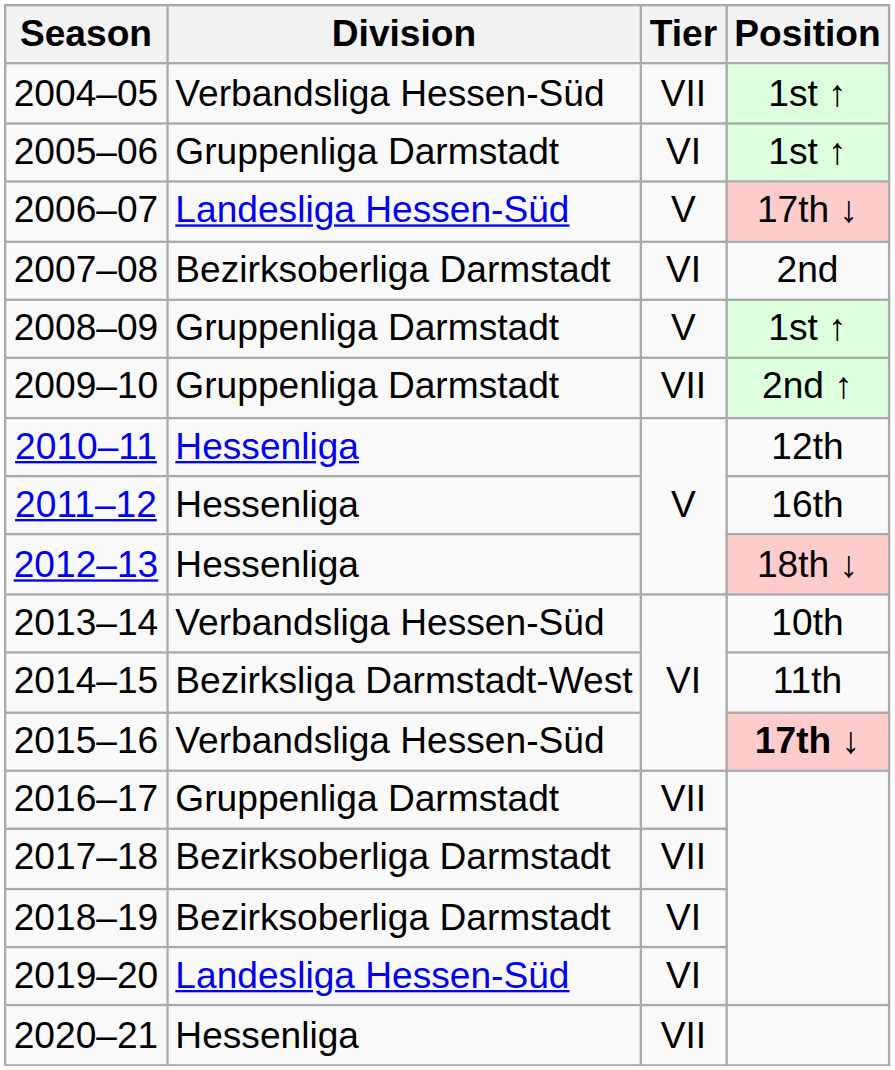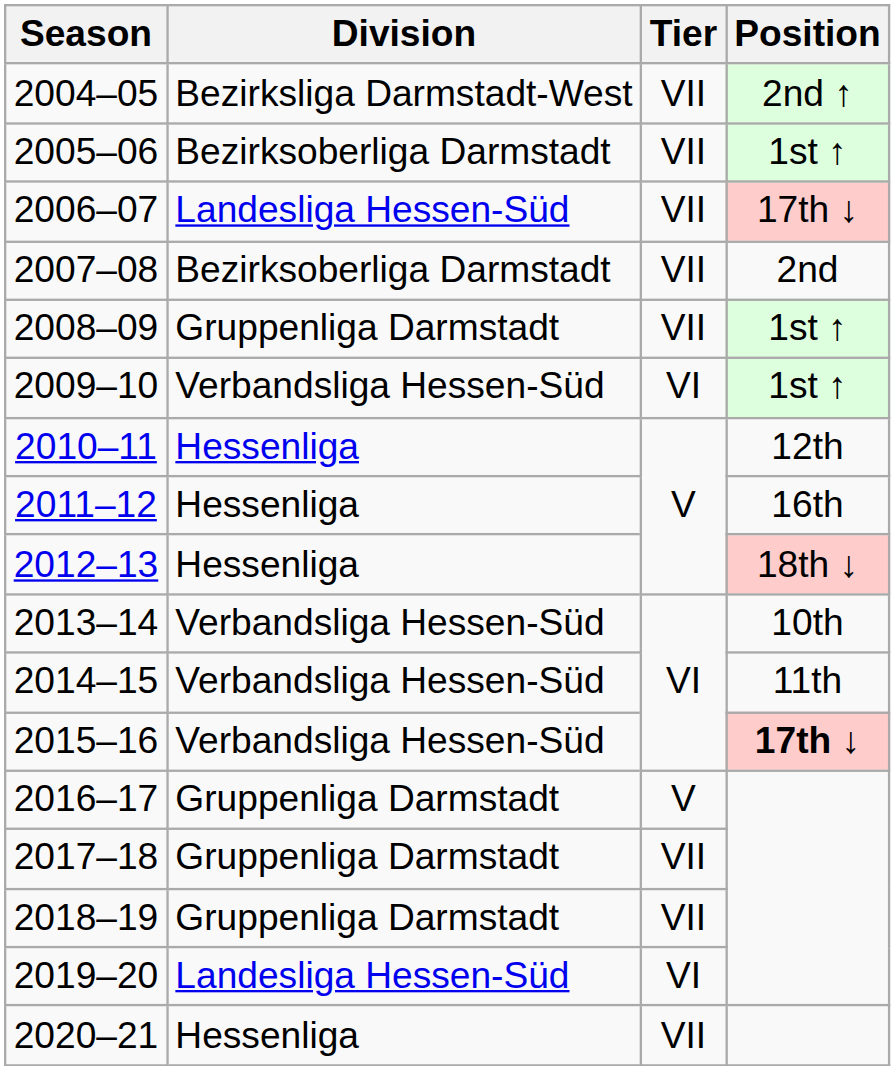(390, 92) Verbandsliga Hessen-Süd -> (404, 92) Bezirksliga Darmstadt-West
(807, 92) 1st ↑ -> (807, 92) 2nd ↑
(367, 151) Gruppenliga Darmstadt -> (393, 151) Bezirksoberliga Darmstadt
(683, 151) VI -> (683, 151) VII
(683, 210) V -> (683, 210) VII
(683, 269) VI -> (683, 269) VII
(683, 328) V -> (683, 328) VII
(367, 387) Gruppenliga Darmstadt -> (390, 387) Verbandsliga Hessen-Süd
(683, 387) VII -> (683, 387) VI
(807, 387) 2nd ↑ -> (807, 387) 1st ↑
(404, 681) Bezirksliga Darmstadt-West -> (390, 681) Verbandsliga Hessen-Süd
(683, 799) VII -> (683, 799) V
(393, 858) Bezirksoberliga Darmstadt -> (367, 858) Gruppenliga Darmstadt
(393, 916) Bezirksoberliga Darmstadt -> (367, 916) Gruppenliga Darmstadt
(683, 916) VI -> (683, 916) VII
